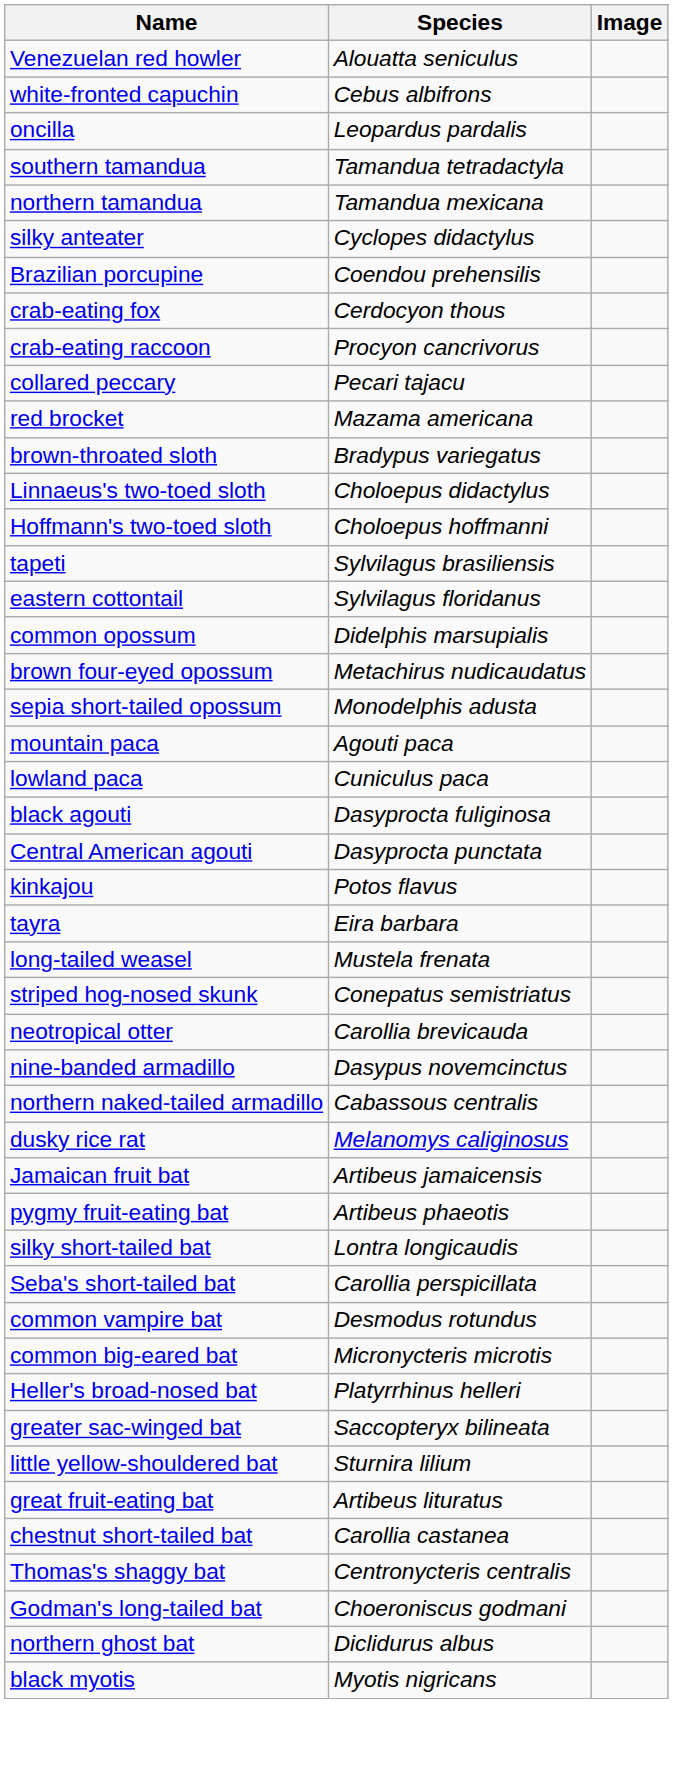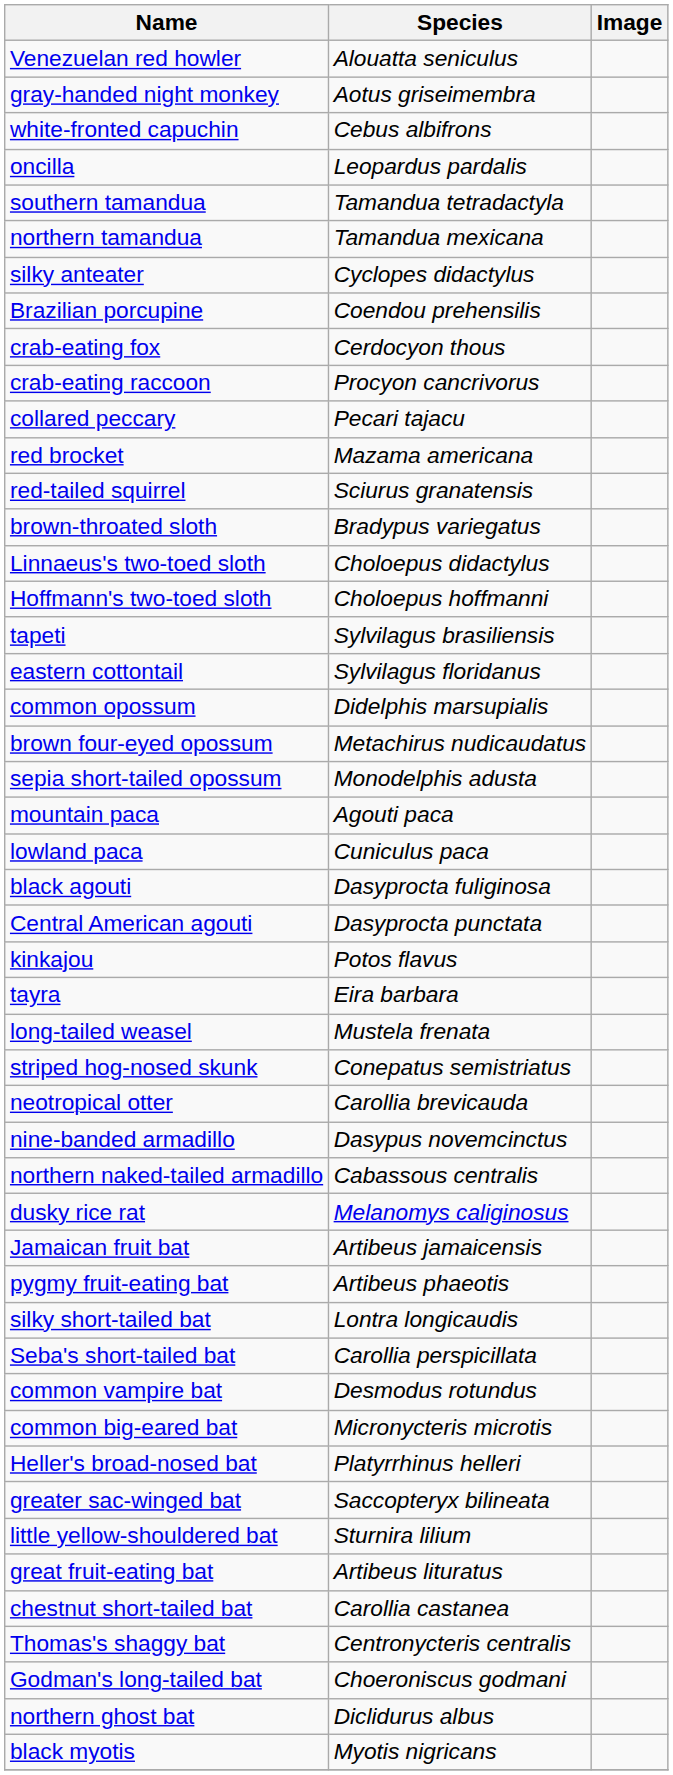+ row: (144, 94)
+ row: (98, 490)
